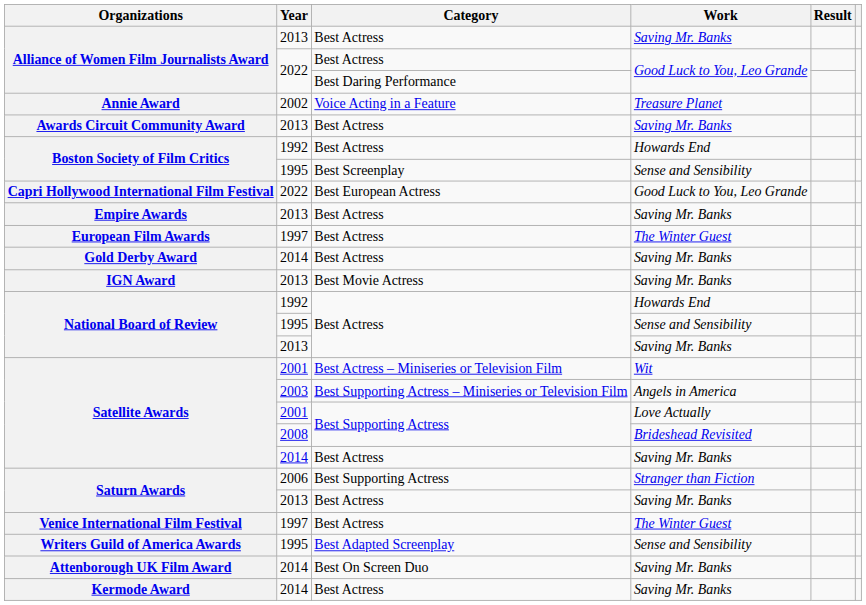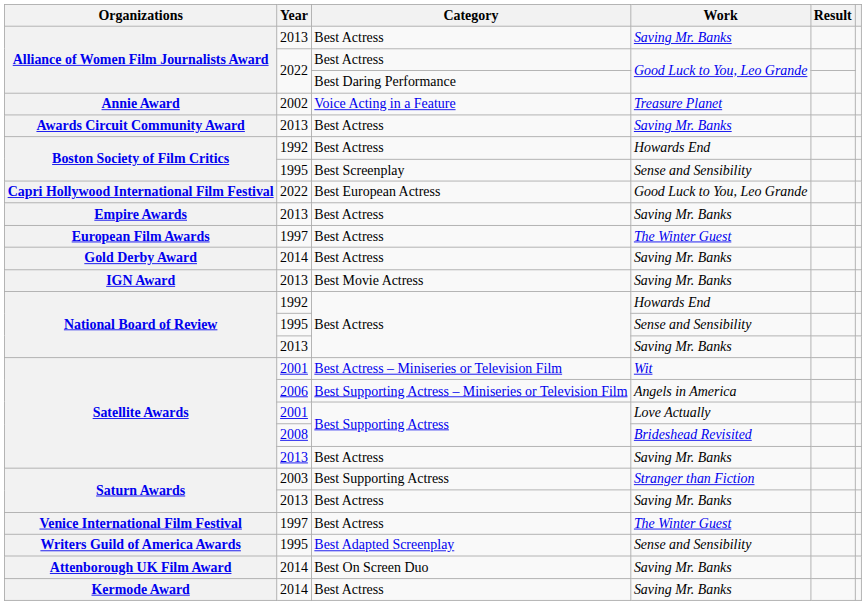(294, 390) 2003 -> (294, 390) 2006
(294, 457) 2014 -> (294, 457) 2013
(294, 479) 2006 -> (294, 479) 2003
